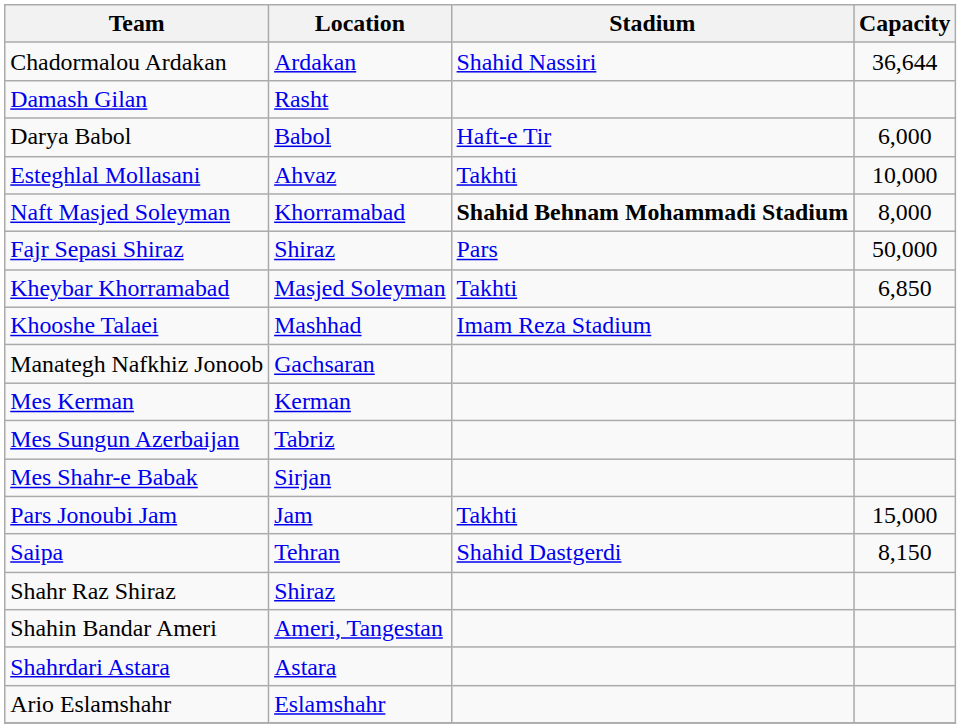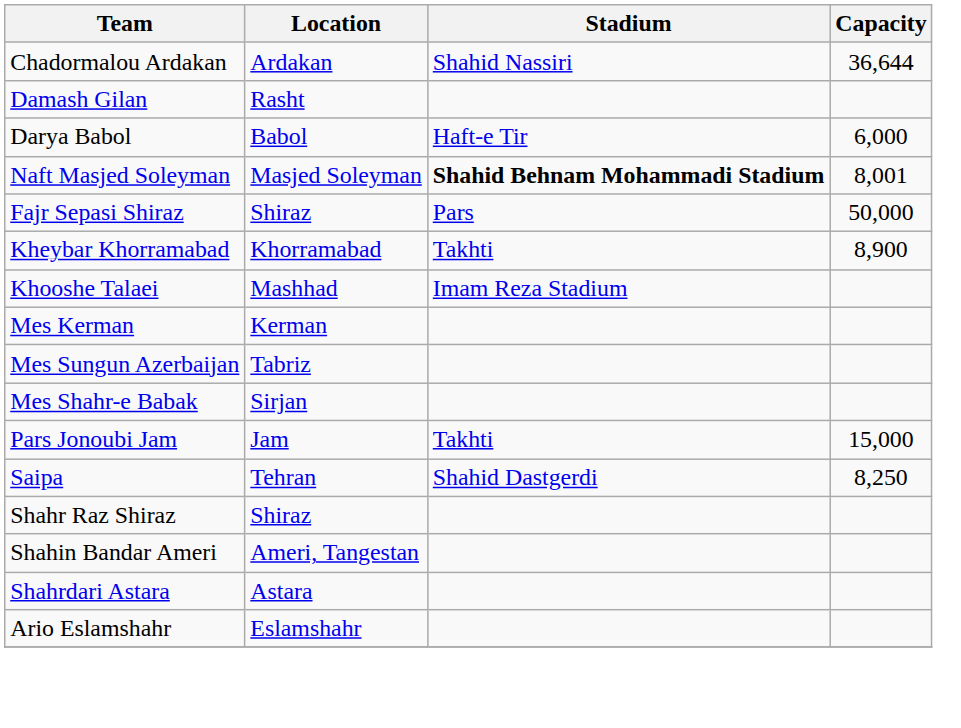- row: (105, 174)
(340, 212) Khorramabad -> (336, 174) Masjed Soleyman
(905, 212) 8,000 -> (881, 174) 8,001
(360, 288) Masjed Soleyman -> (316, 250) Khorramabad
(905, 288) 6,850 -> (881, 250) 8,900
- row: (137, 363)
(905, 552) 8,150 -> (881, 477) 8,250
